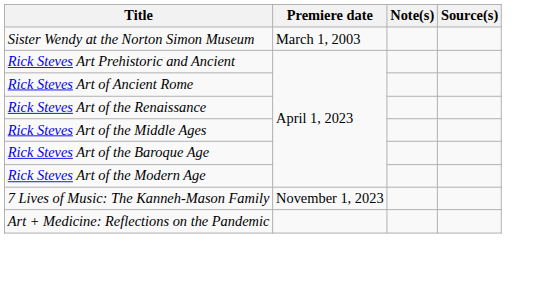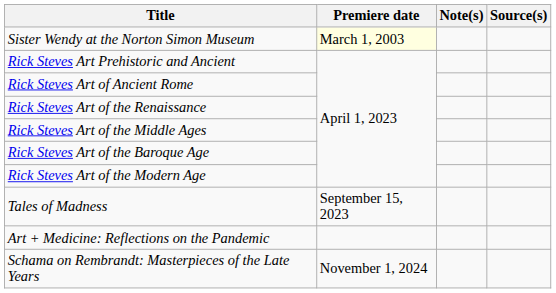(318, 38) no background -> (362, 38) lightyellow background
+ row: (58, 206)
- row: (139, 198)
+ row: (149, 268)
